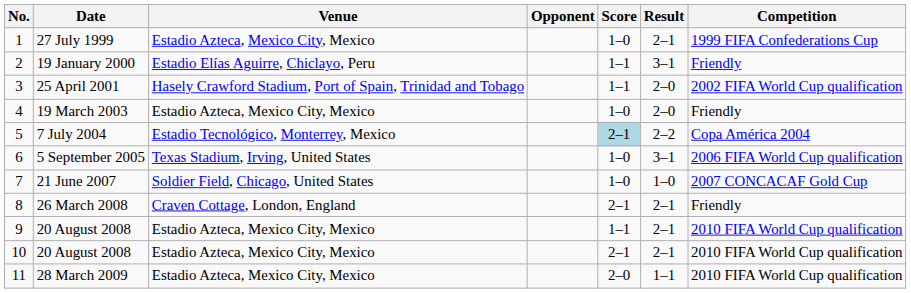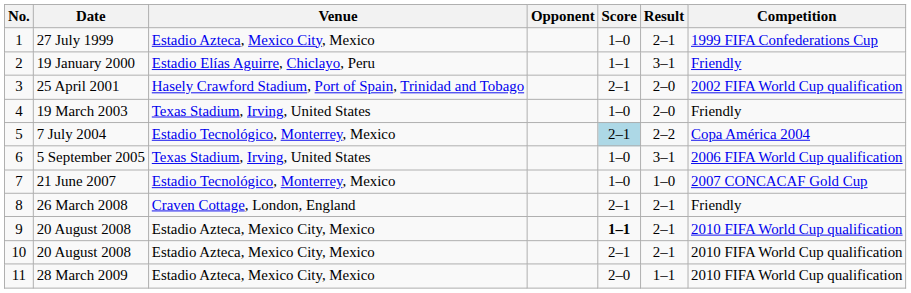(619, 87) 1–1 -> (619, 87) 2–1
(263, 110) Estadio Azteca, Mexico City, Mexico -> (261, 110) Texas Stadium, Irving, United States
(263, 181) Soldier Field, Chicago, United States -> (274, 181) Estadio Tecnológico, Monterrey, Mexico
(619, 228) normal -> (619, 228) bold
